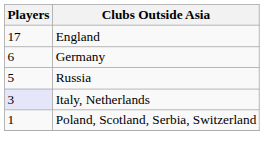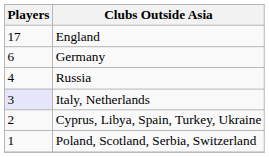(11, 78) 5 -> (11, 78) 4
+ row: (158, 120)
